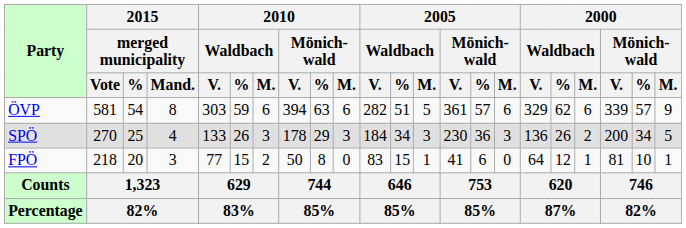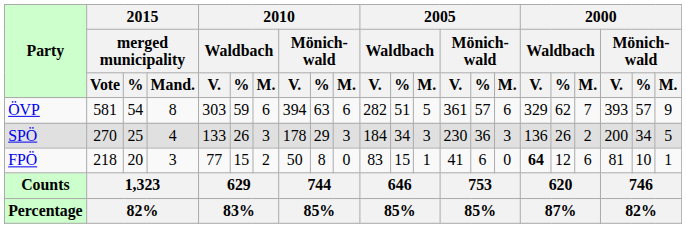(588, 110) 6 -> (588, 110) 7
(616, 110) 339 -> (616, 110) 393
(536, 160) normal -> (536, 160) bold
(588, 160) 1 -> (588, 160) 6
